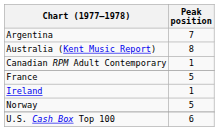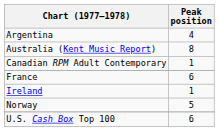(191, 35) 7 -> (191, 35) 4
(191, 77) 5 -> (191, 77) 6
